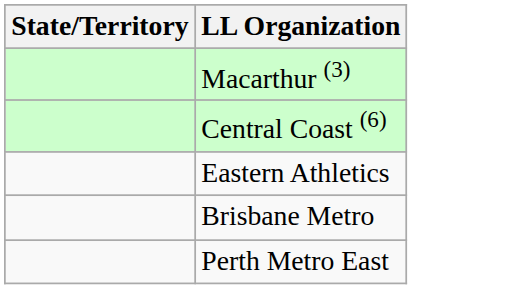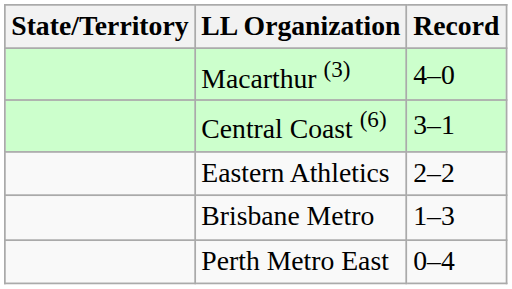+ column: (456, 26)
